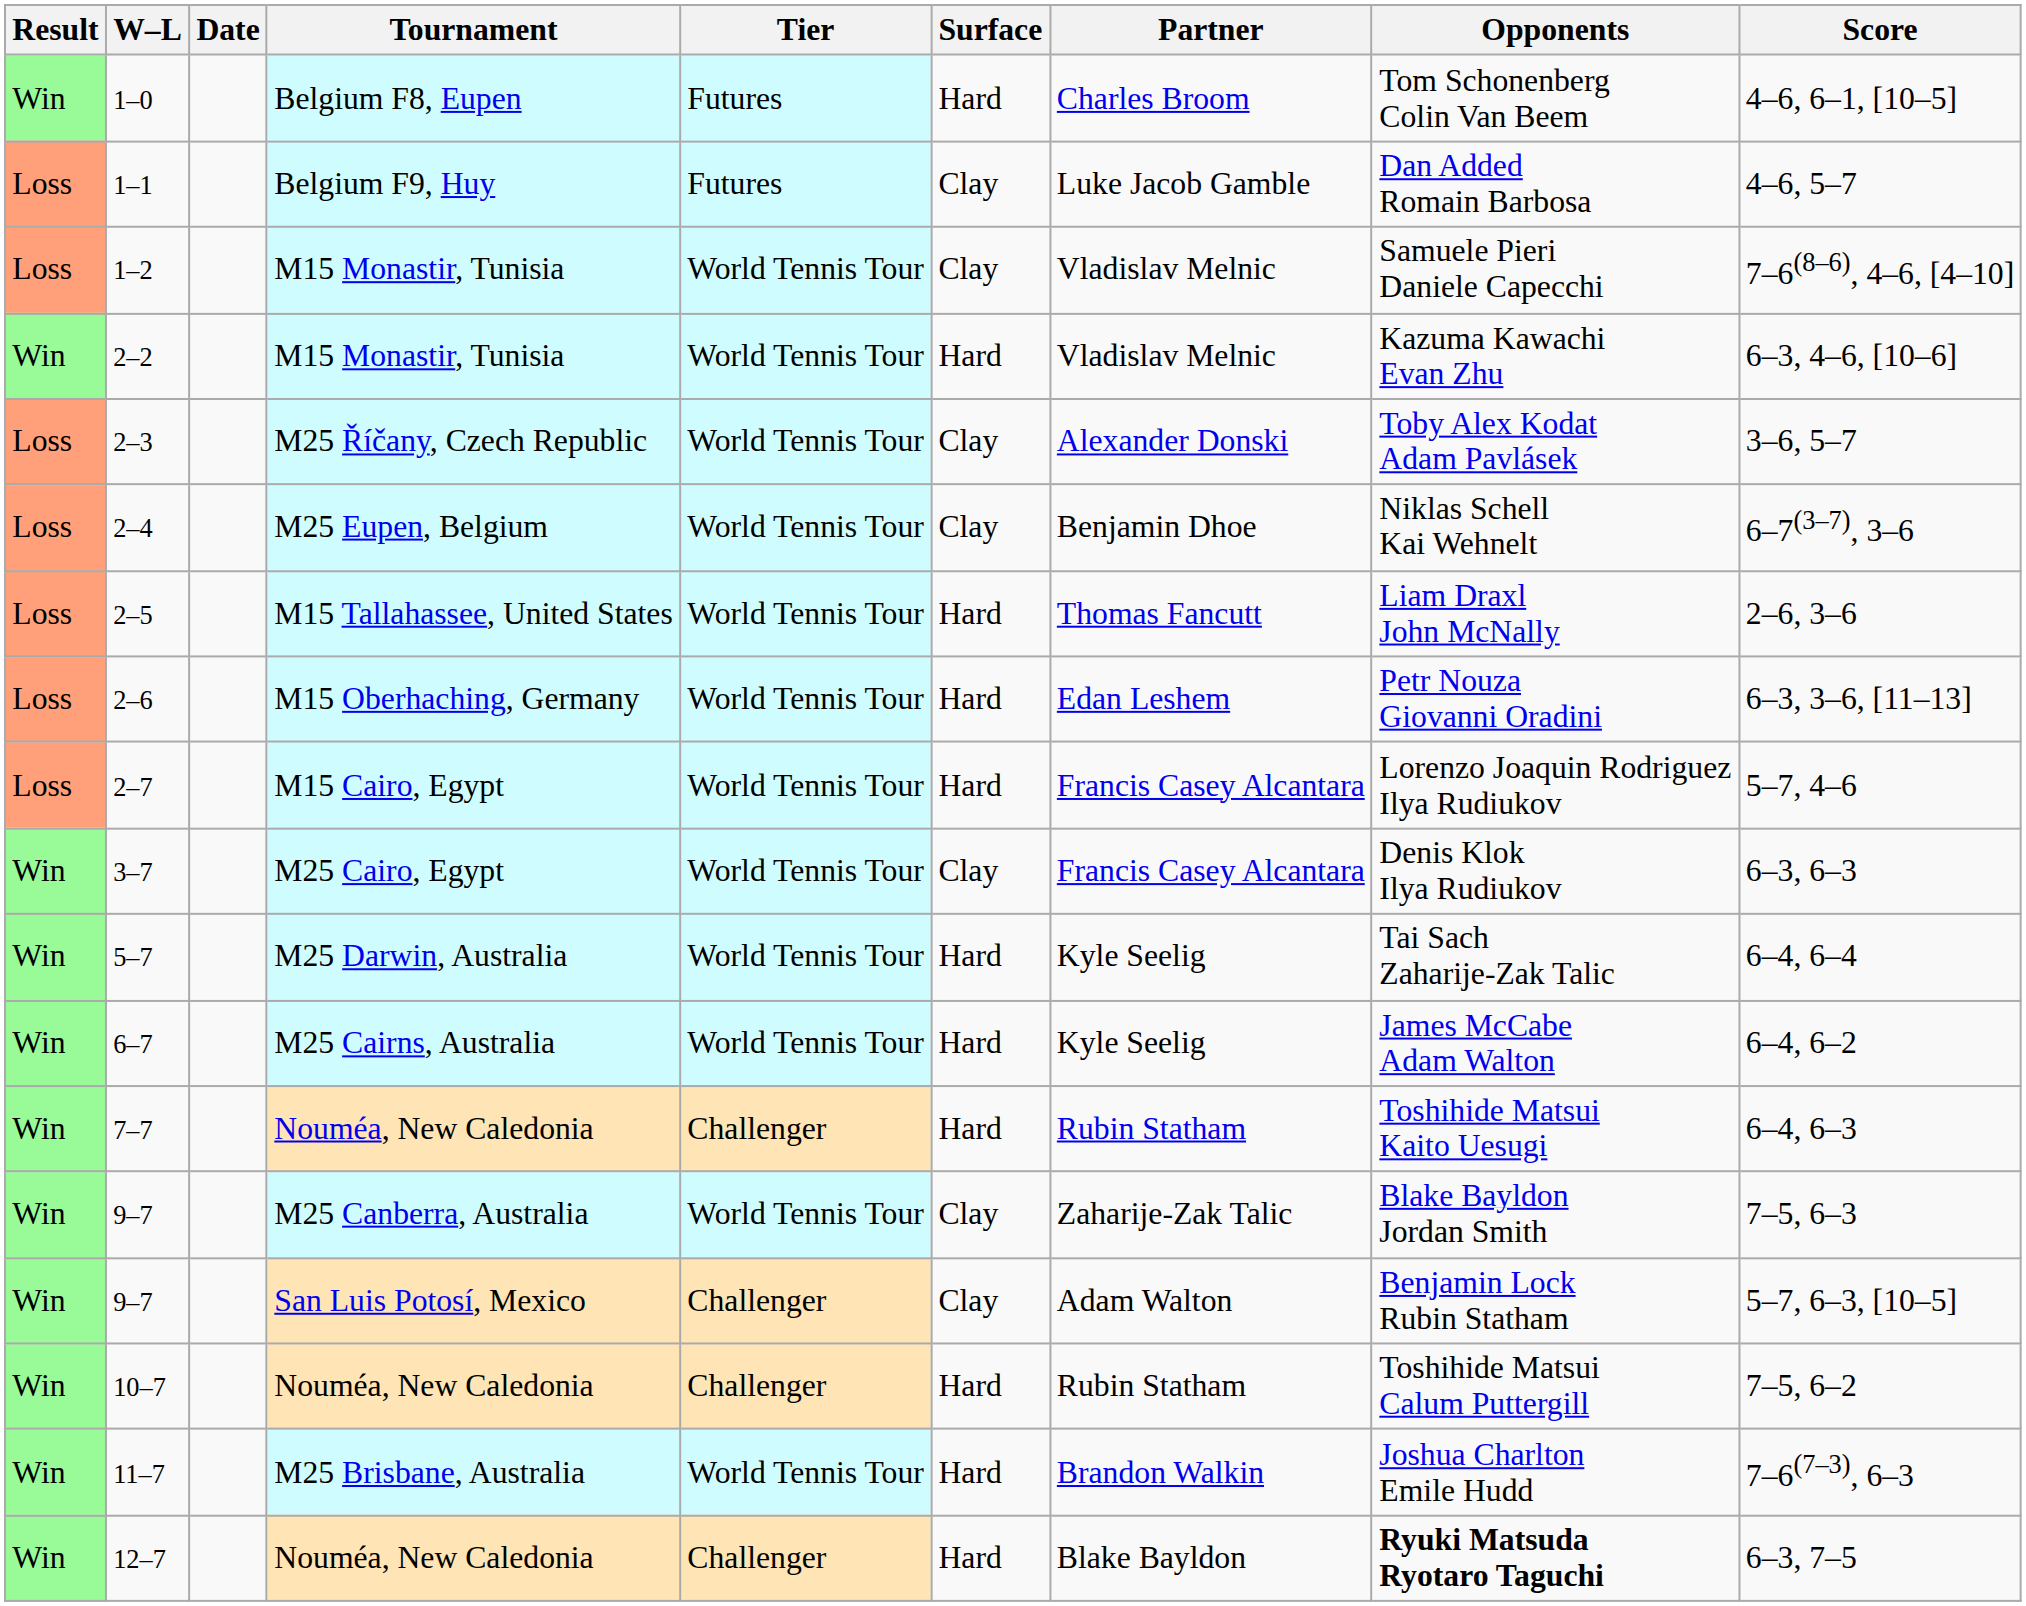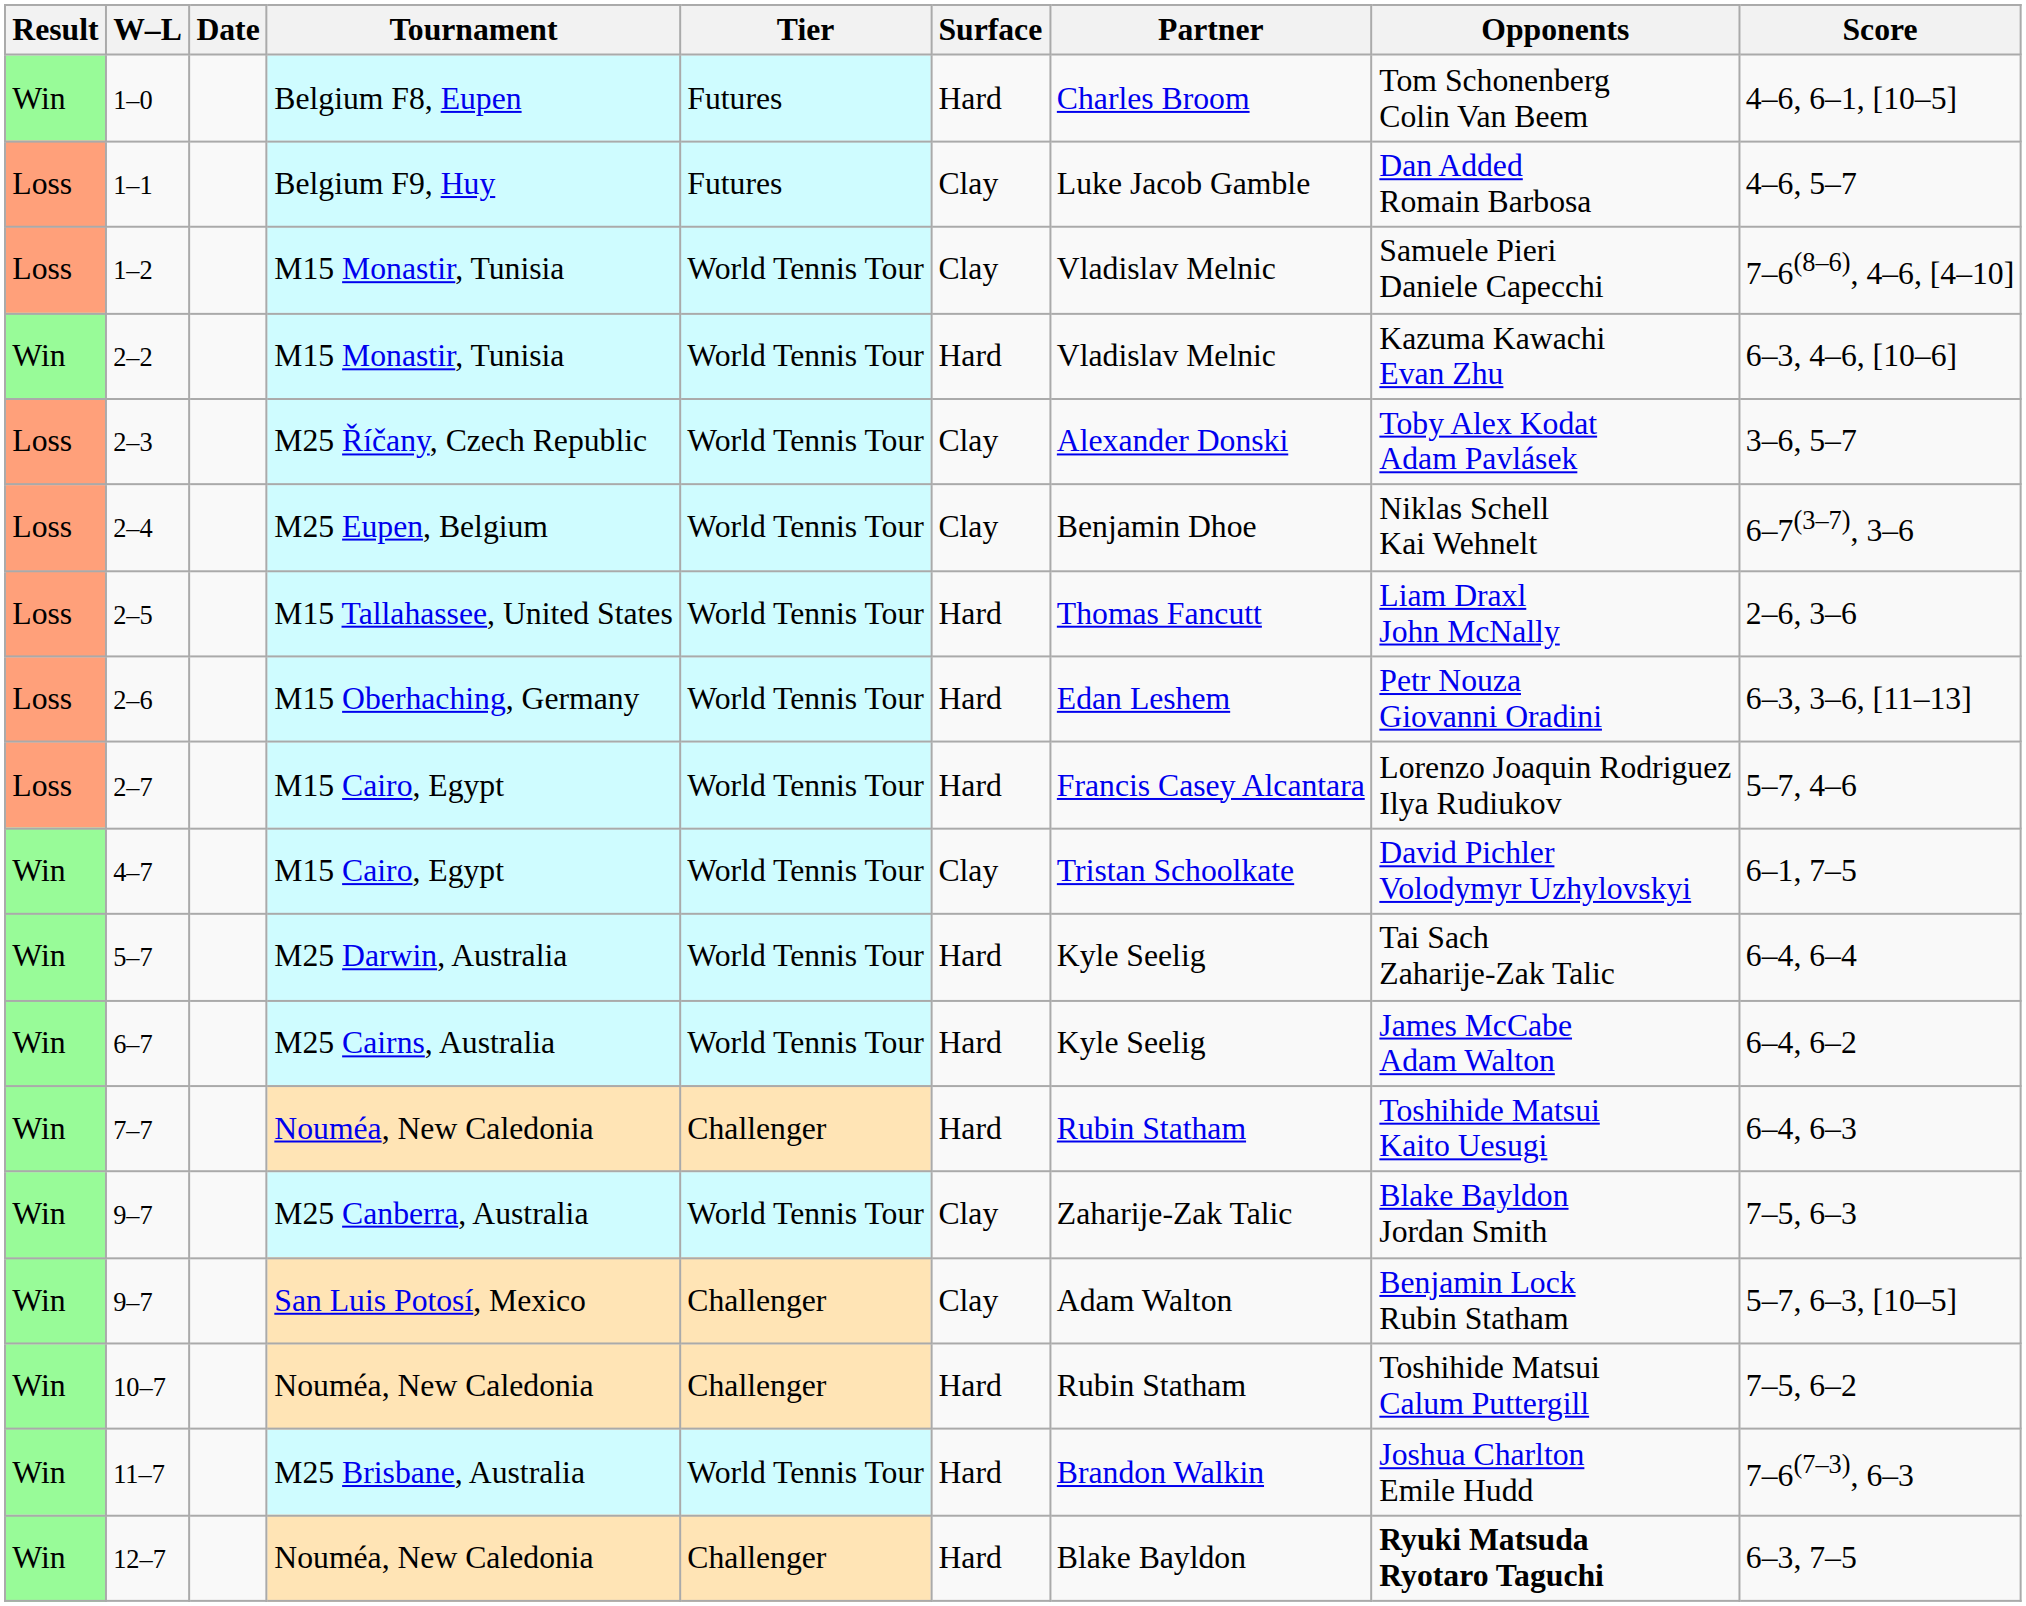- row: (133, 872)
+ row: (133, 872)
